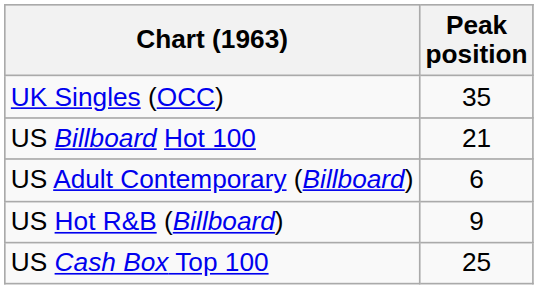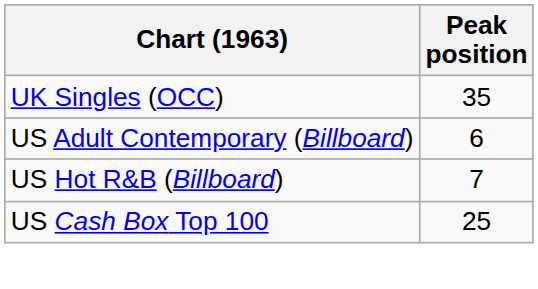- row: (133, 138)
(477, 221) 9 -> (477, 179) 7
